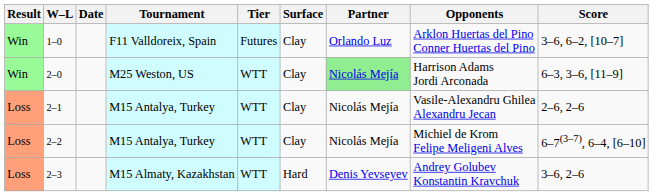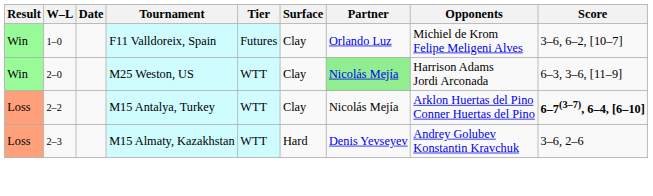(474, 40) Arklon Huertas del Pino Conner Huertas del Pino -> (468, 40) Michiel de Krom Felipe Meligeni Alves
- row: (54, 108)
(468, 140) Michiel de Krom Felipe Meligeni Alves -> (474, 107) Arklon Huertas del Pino Conner Huertas del Pino
(593, 140) normal -> (593, 107) bold
